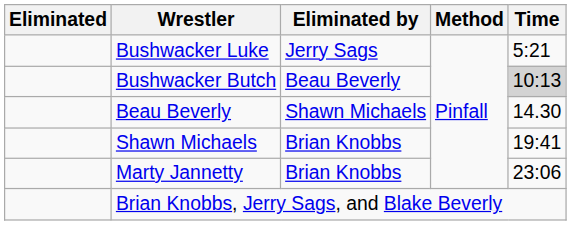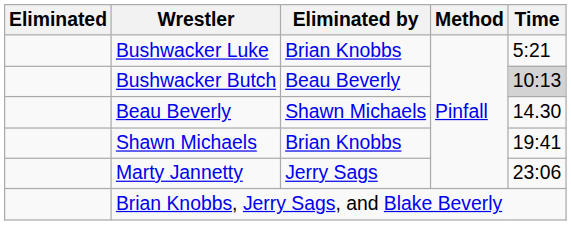(331, 50) Jerry Sags -> (343, 50) Brian Knobbs
(343, 173) Brian Knobbs -> (331, 173) Jerry Sags
